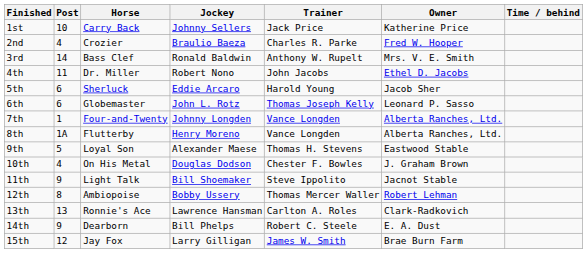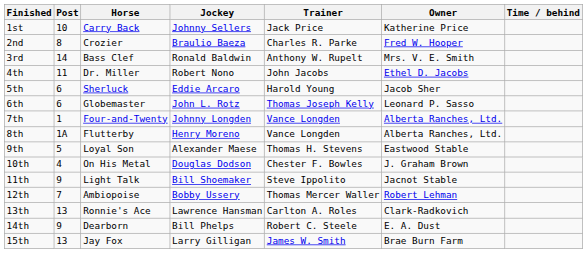(59, 42) 4 -> (59, 42) 8
(59, 195) 8 -> (59, 195) 7
(62, 241) 12 -> (62, 241) 13
